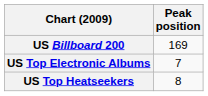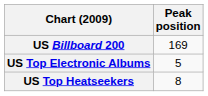(178, 63) 7 -> (178, 63) 5
